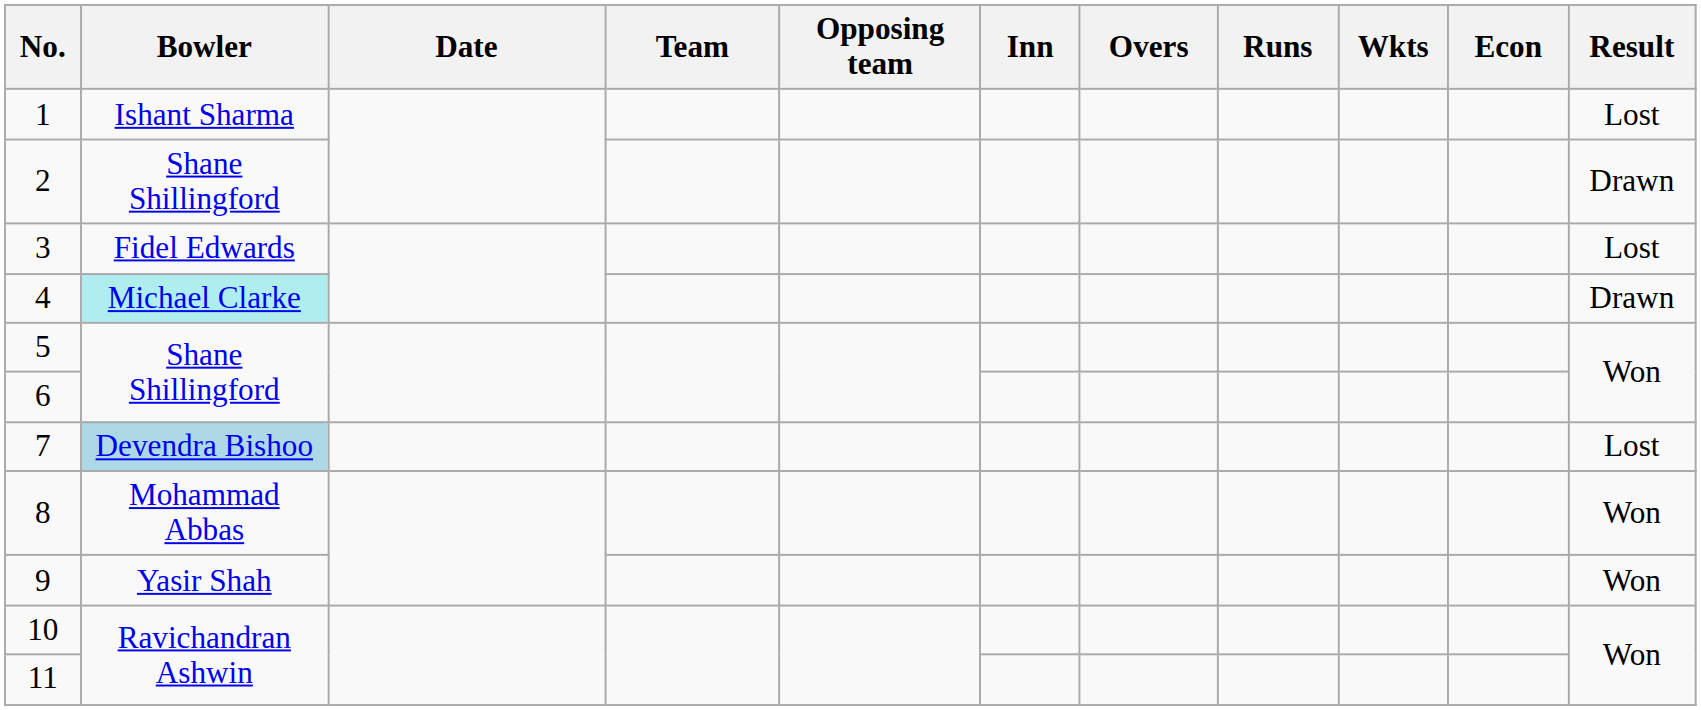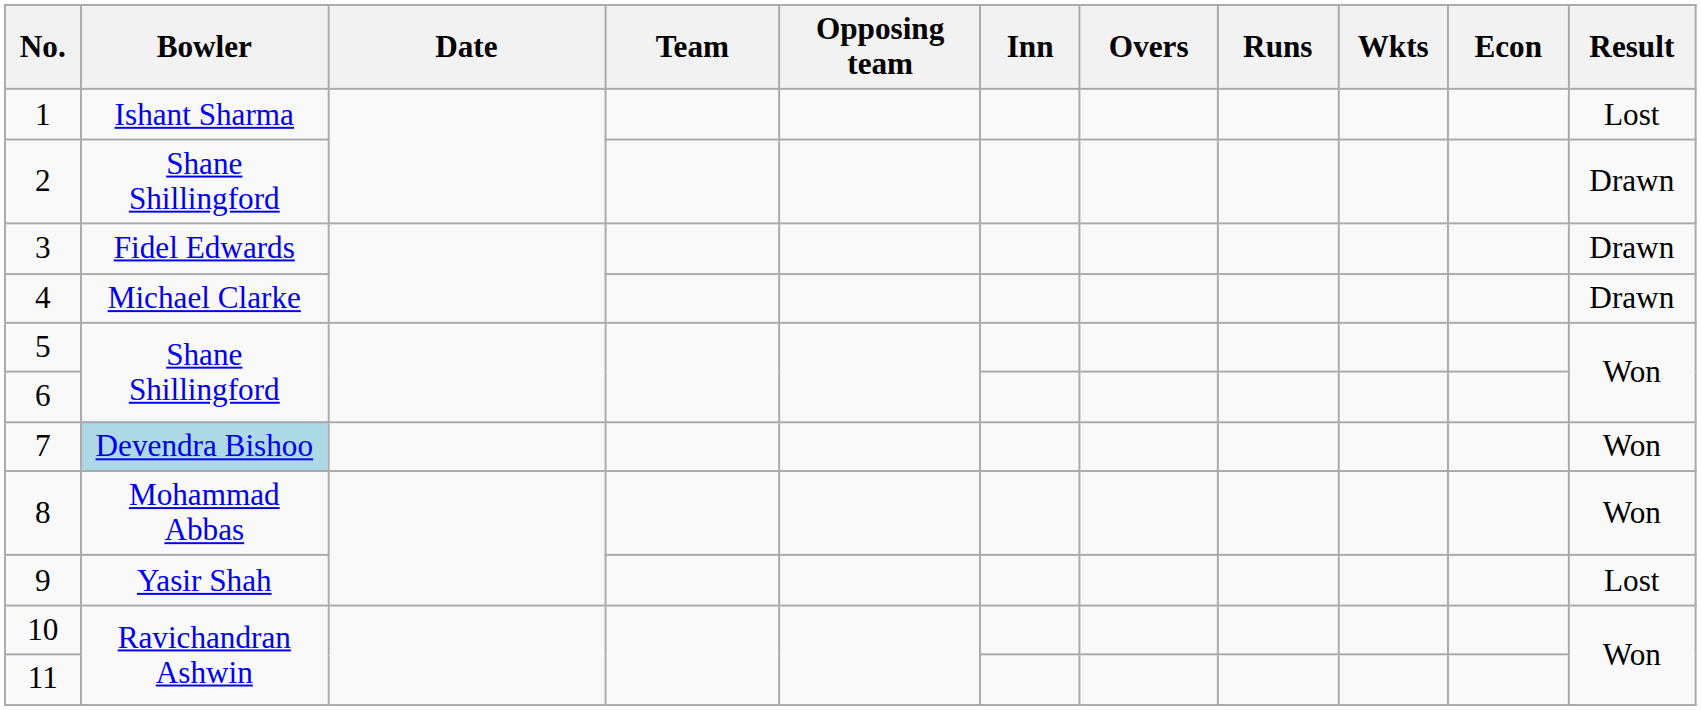(1632, 247) Lost -> (1632, 247) Drawn
(204, 297) paleturquoise background -> (204, 297) no background
(1632, 445) Lost -> (1632, 445) Won
(1632, 579) Won -> (1632, 579) Lost
